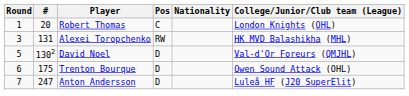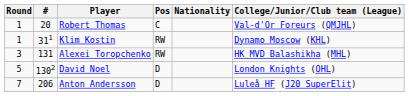(285, 25) London Knights (OHL) -> (295, 25) Val-d'Or Foreurs (QMJHL)
+ row: (87, 40)
(295, 54) Val-d'Or Foreurs (QMJHL) -> (285, 70) London Knights (OHL)
- row: (97, 68)
(46, 82) 247 -> (46, 84) 206
